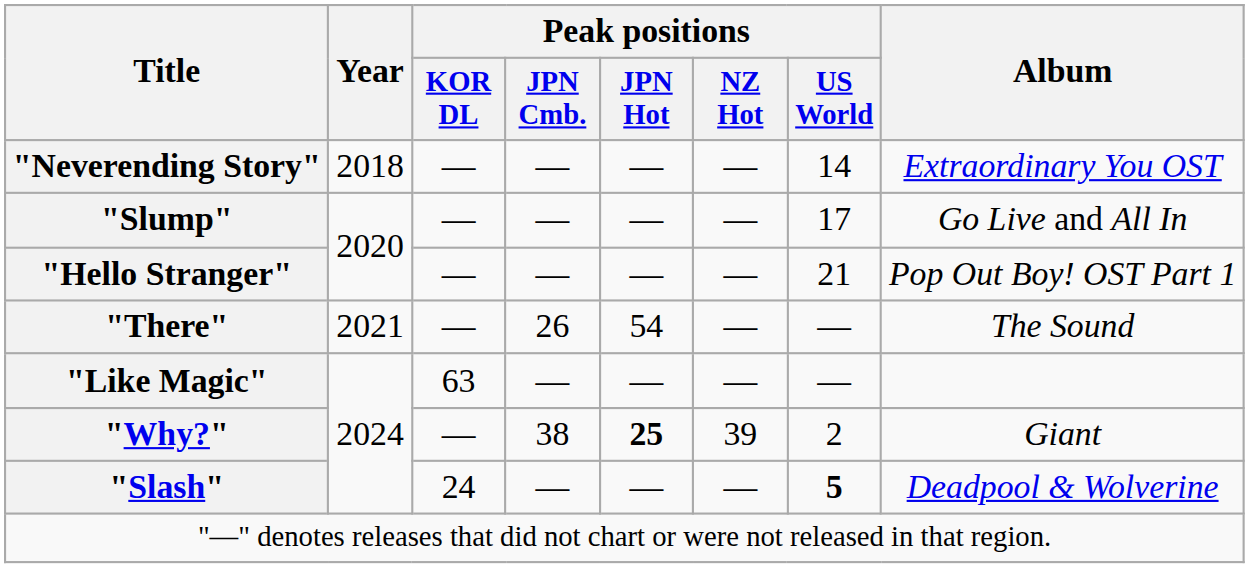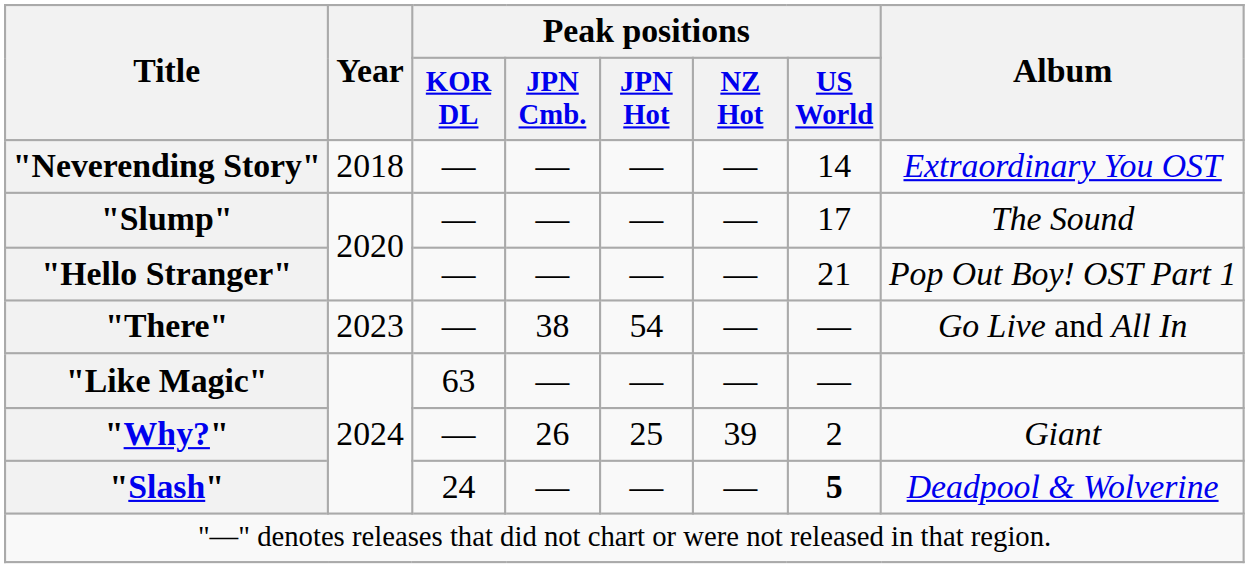(1063, 219) Go Live and All In -> (1063, 219) The Sound
(370, 326) 2021 -> (370, 326) 2023
(552, 326) 26 -> (552, 326) 38
(1063, 326) The Sound -> (1063, 326) Go Live and All In
(552, 433) 38 -> (552, 433) 26
(646, 433) bold -> (646, 433) normal
